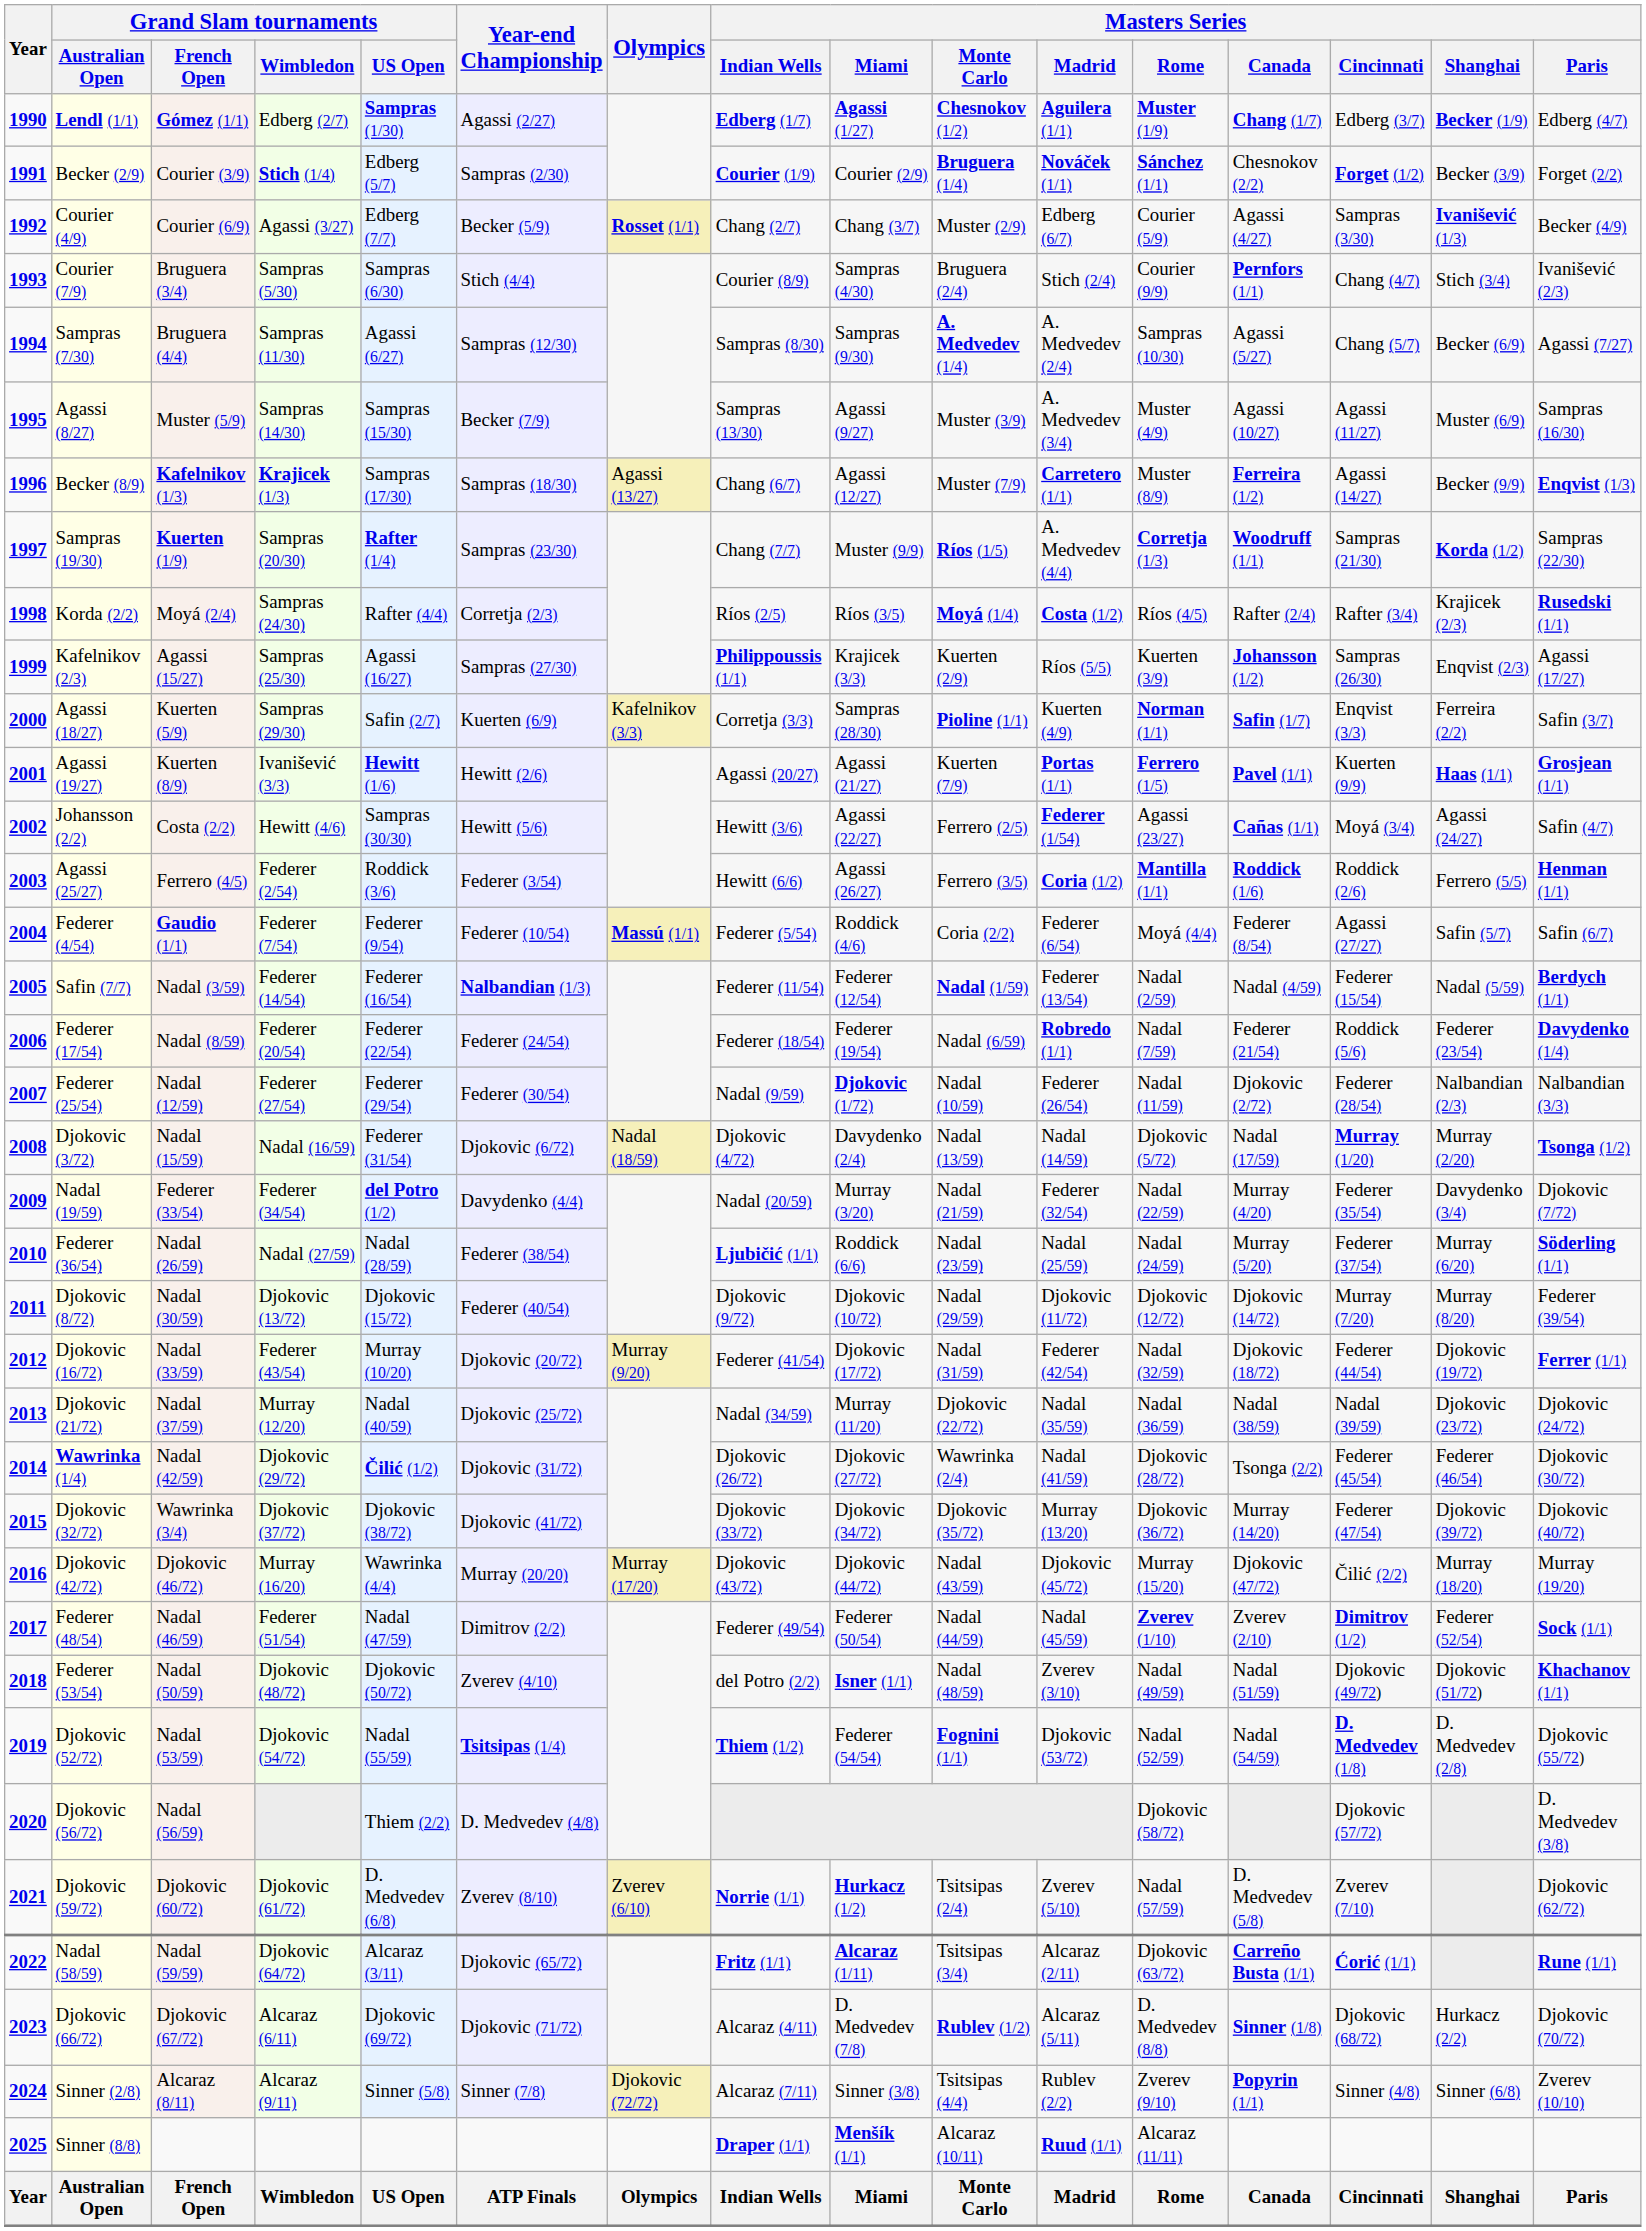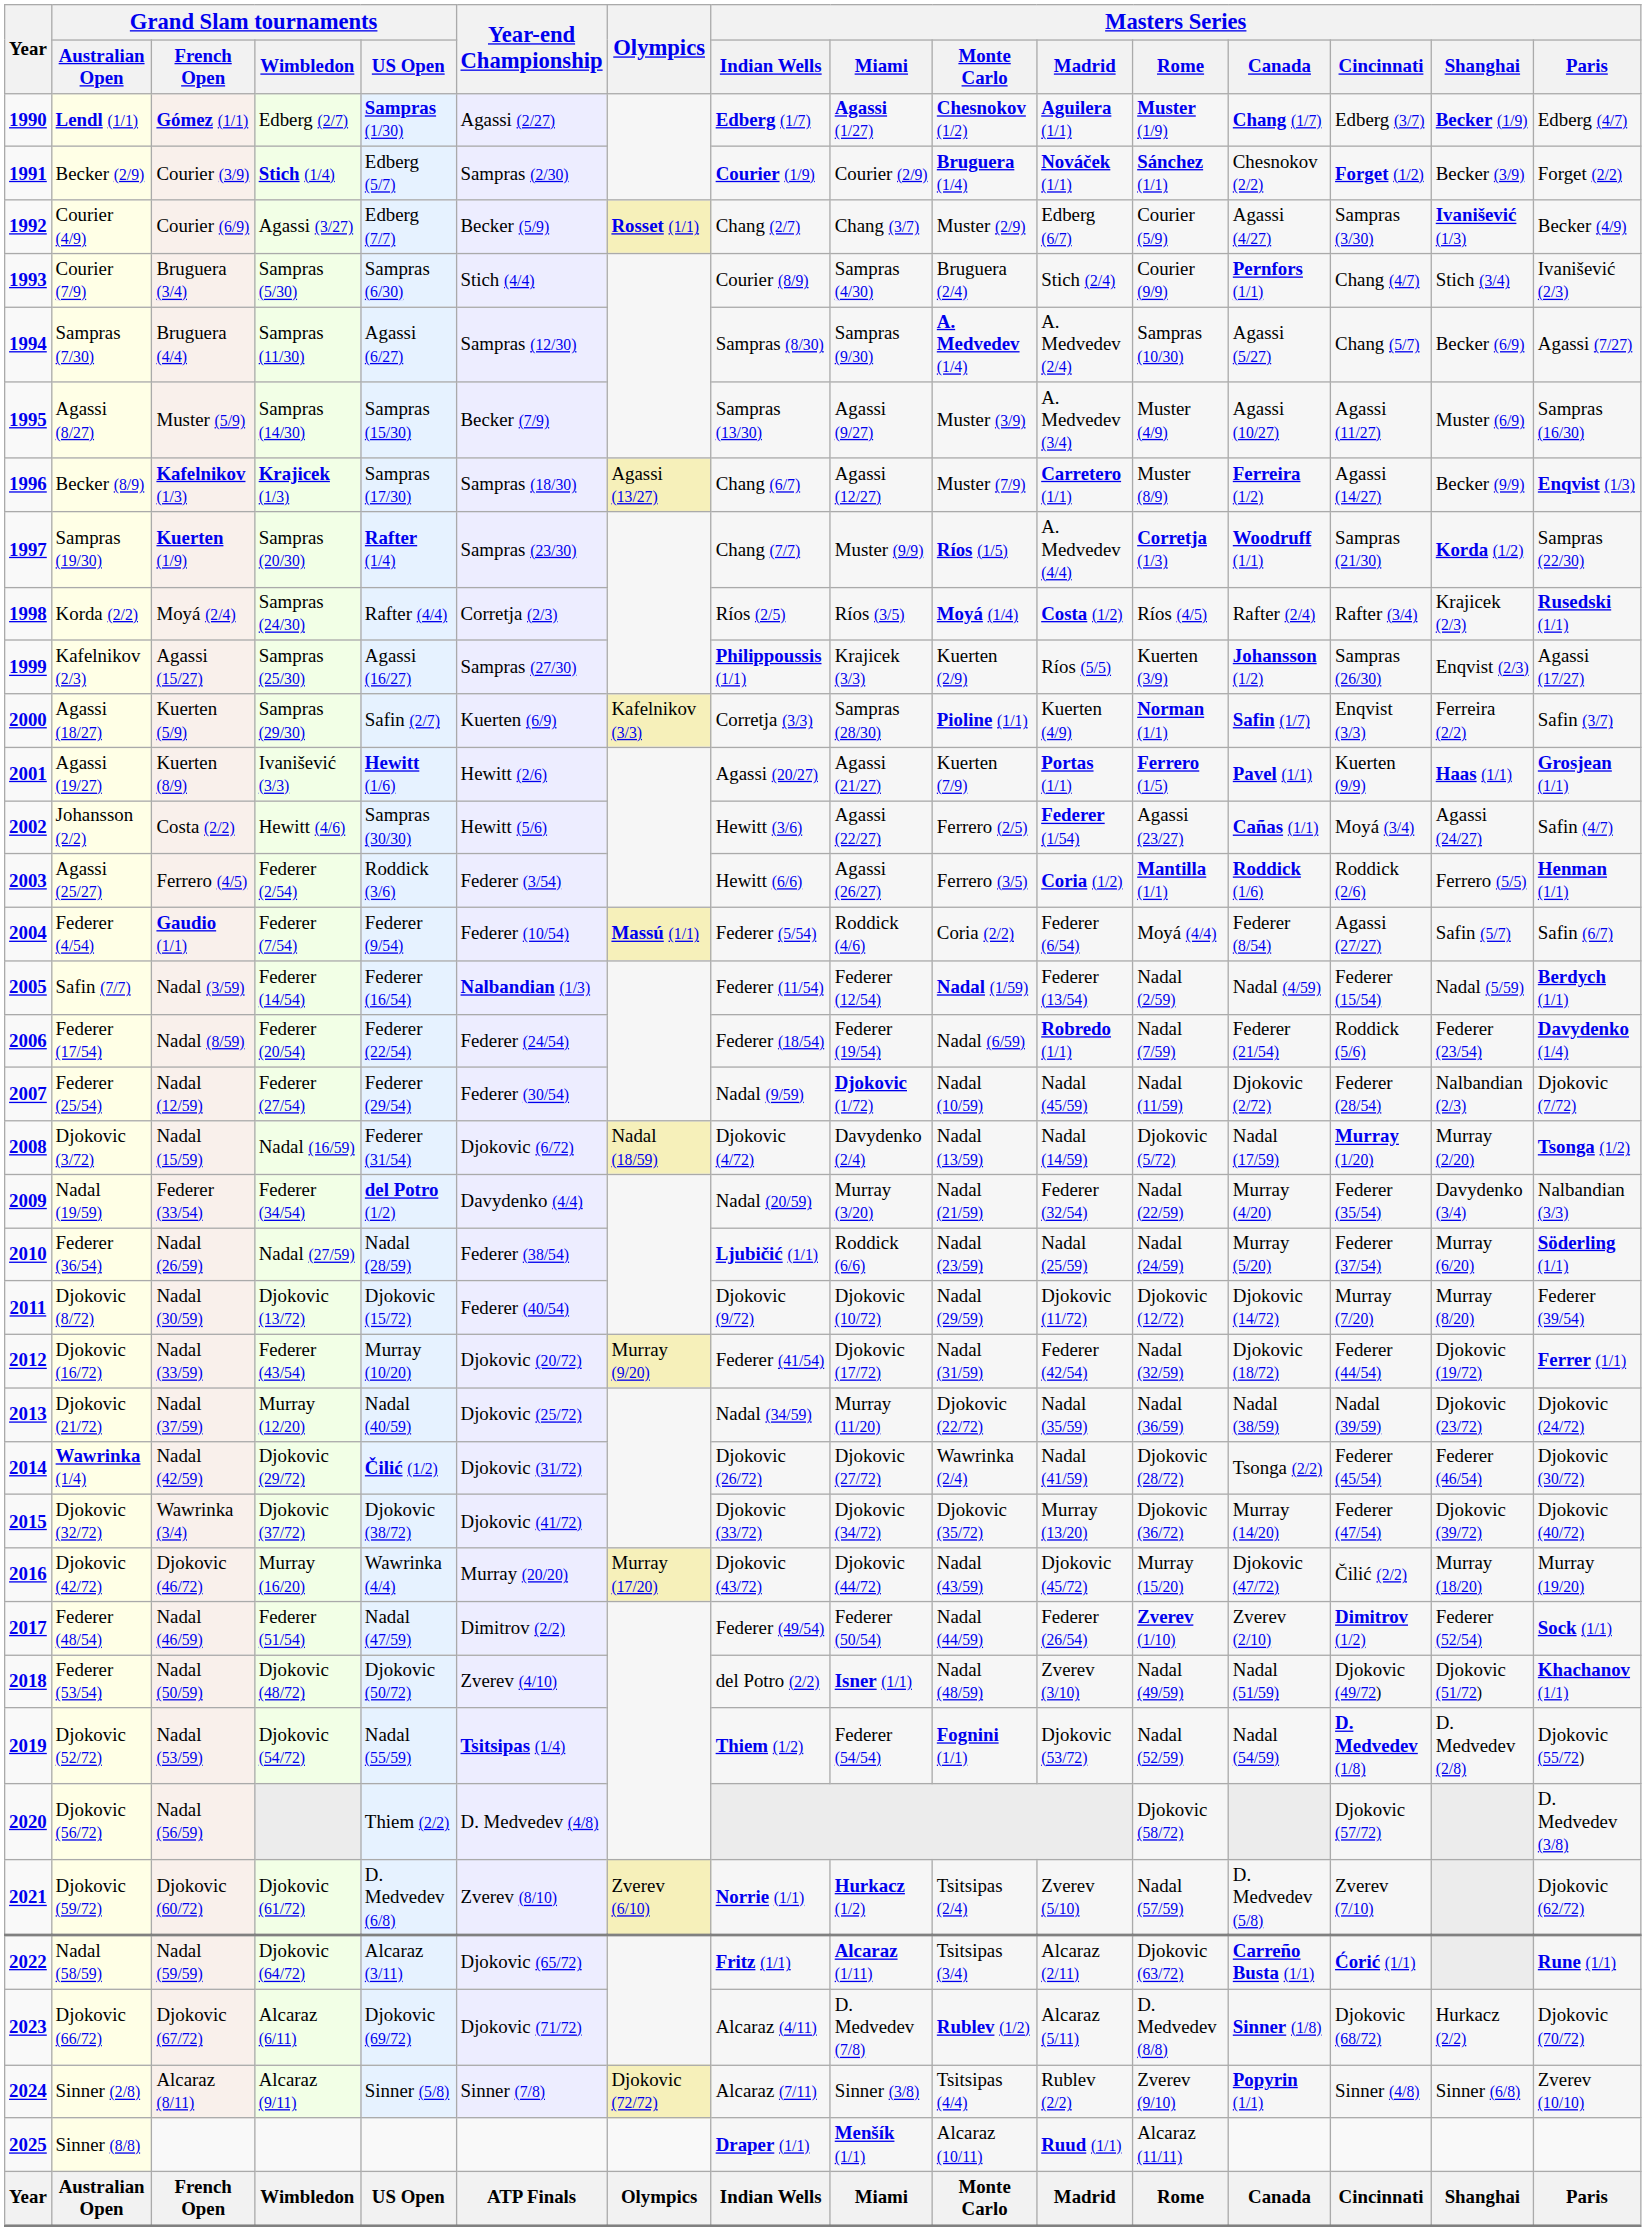(1070, 1094) Federer (26/54) -> (1064, 1094) Nadal (45/59)
(1581, 1094) Nalbandian (3/3) -> (1573, 1094) Djokovic (7/72)
(1573, 1201) Djokovic (7/72) -> (1581, 1201) Nalbandian (3/3)
(1064, 1628) Nadal (45/59) -> (1070, 1628) Federer (26/54)
